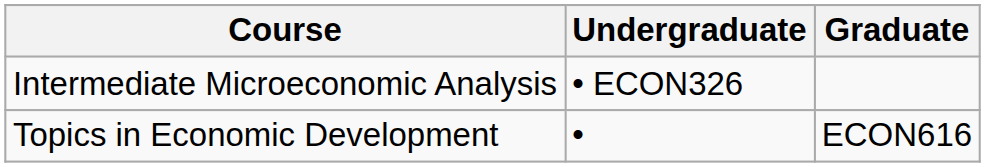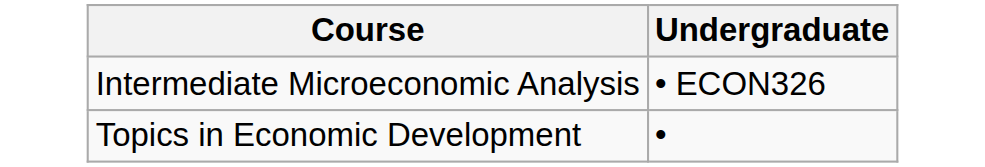- column: (897, 30)
